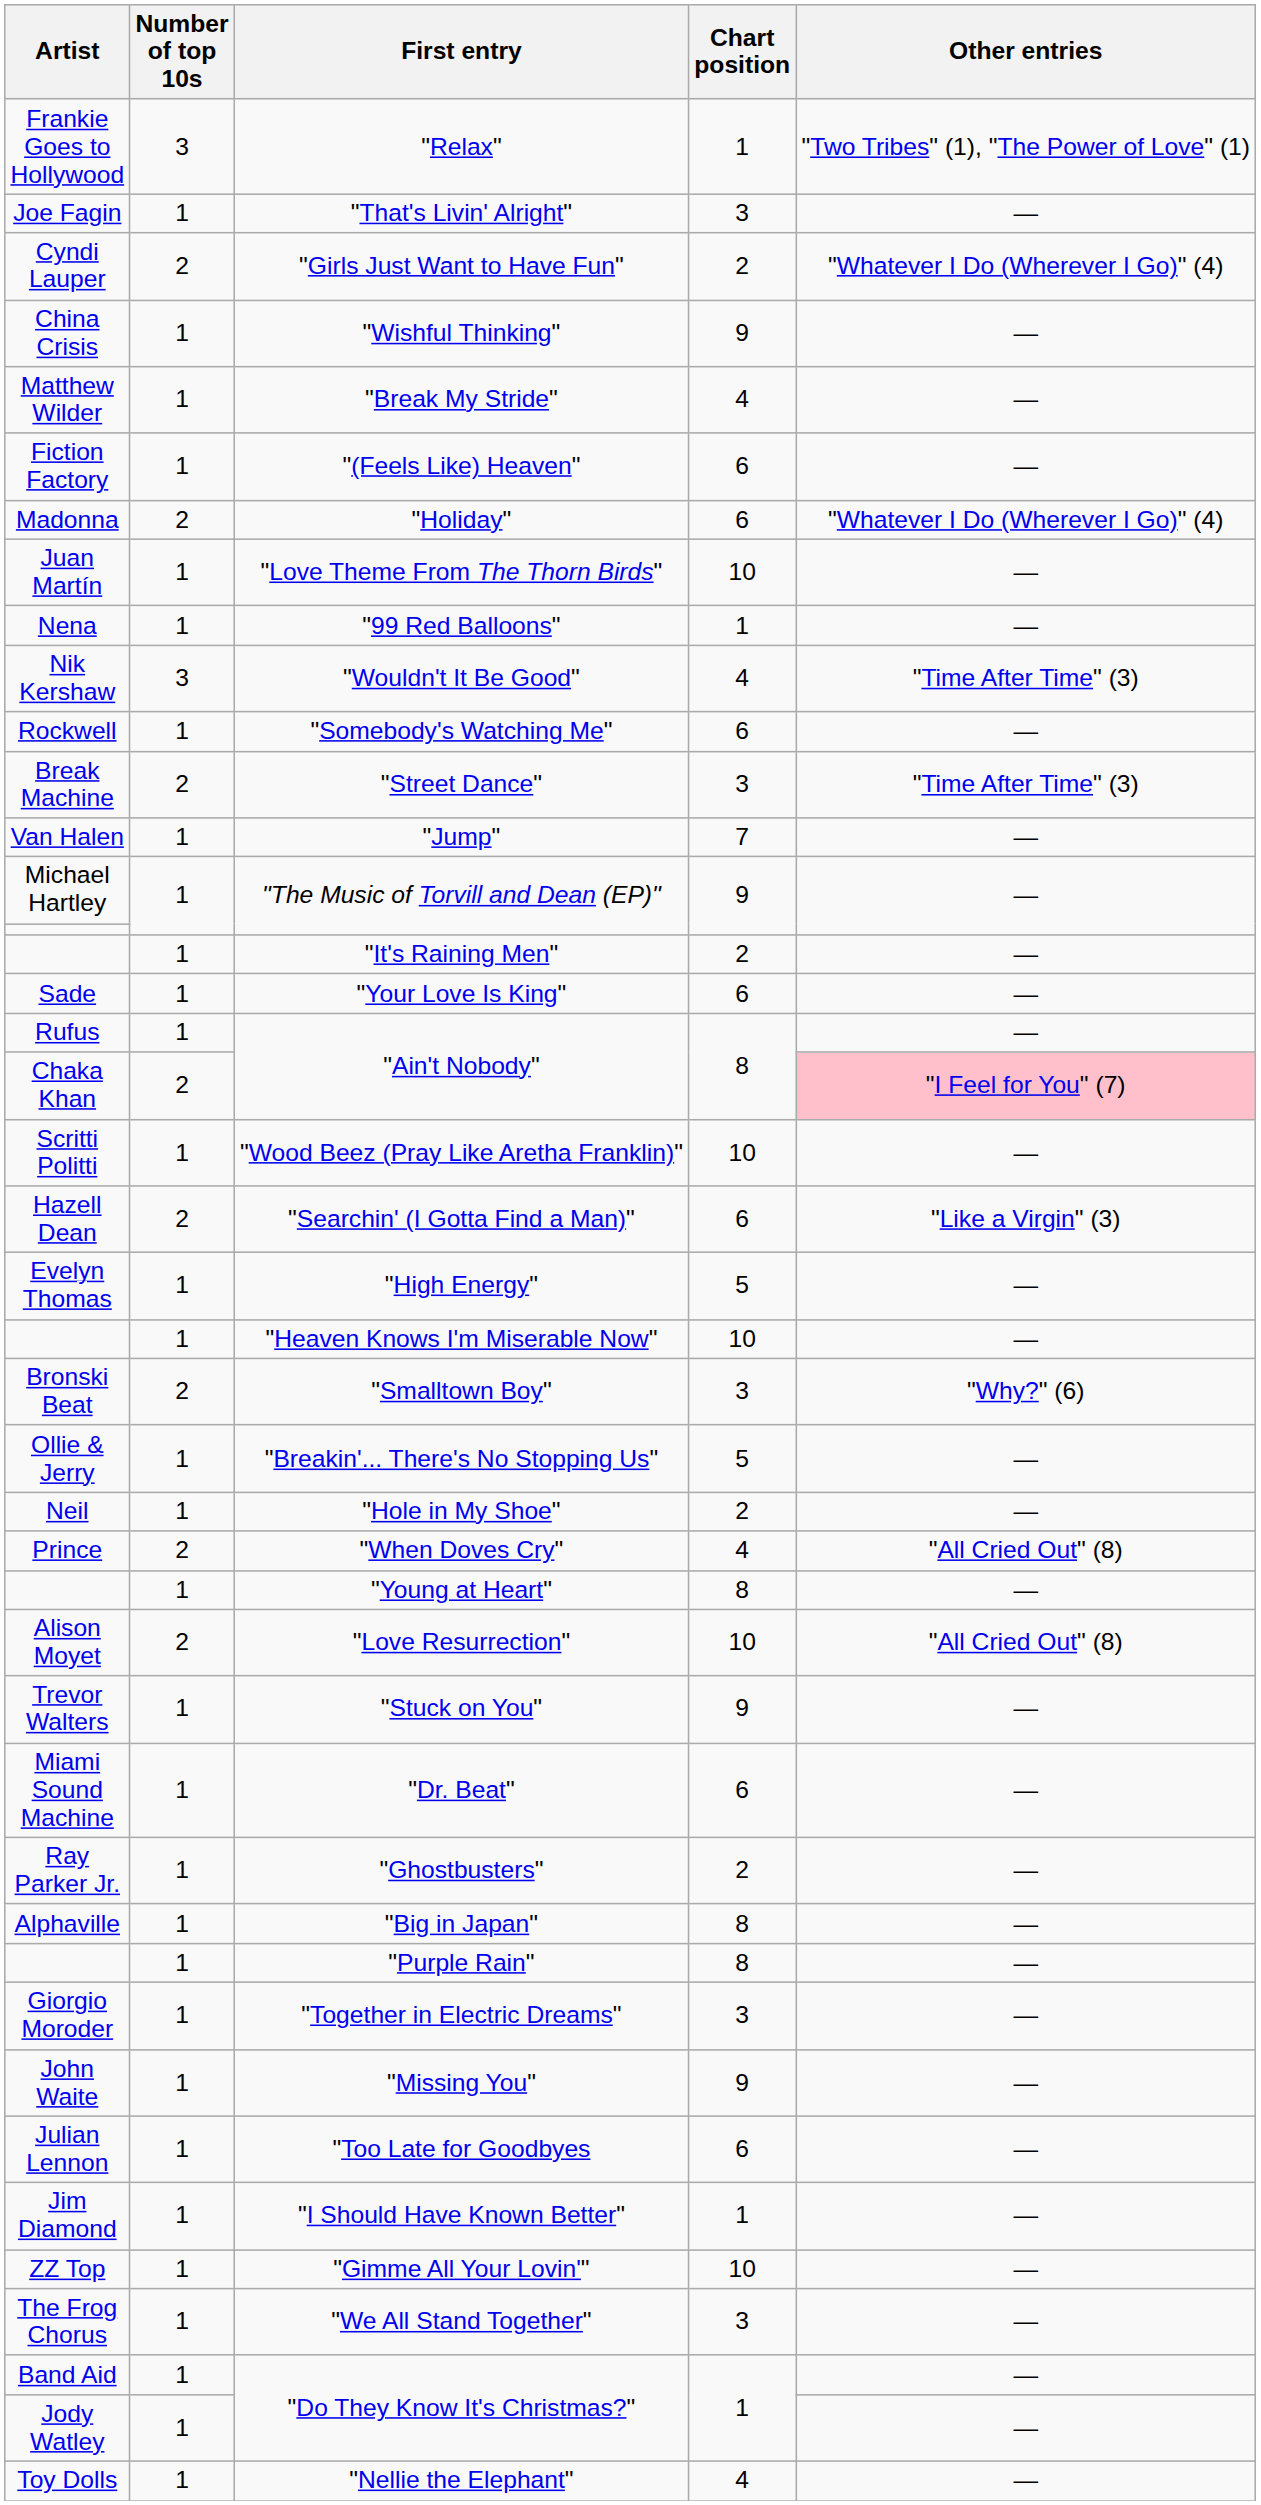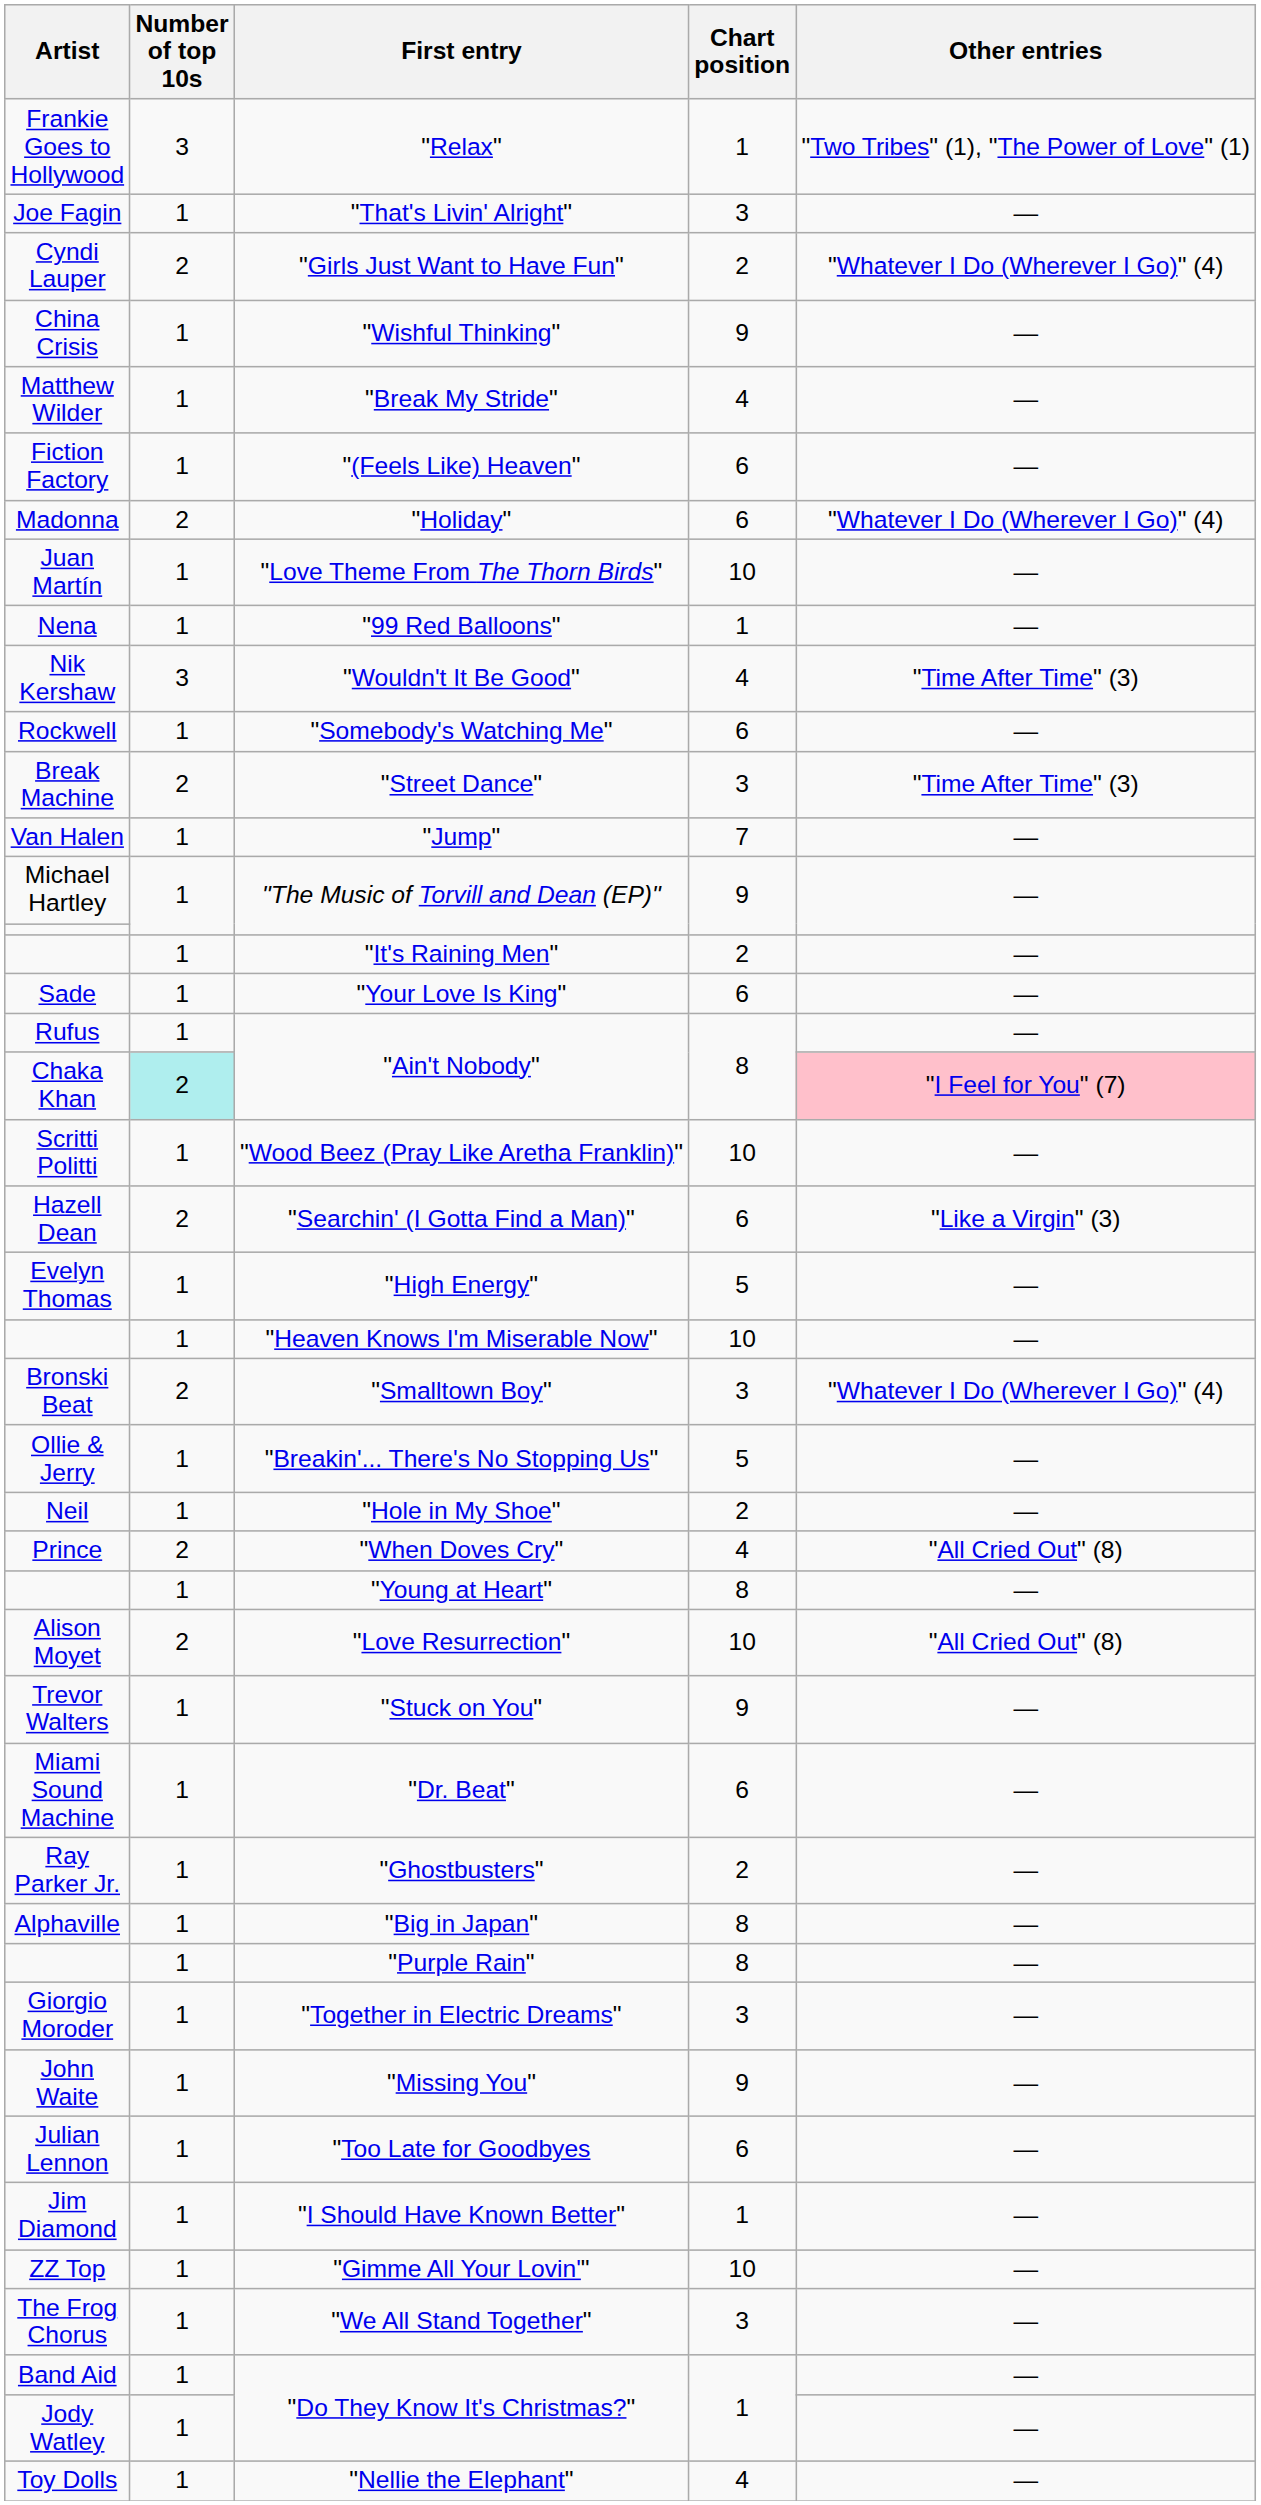(182, 1085) no background -> (182, 1085) paleturquoise background
(1026, 1391) "Why?" (6) -> (1026, 1391) "Whatever I Do (Wherever I Go)" (4)
